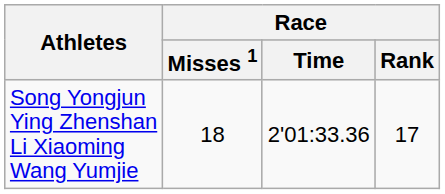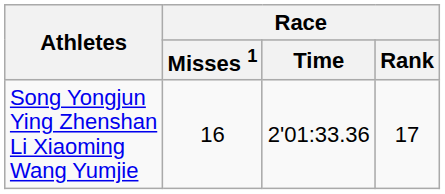(212, 135) 18 -> (212, 135) 16
